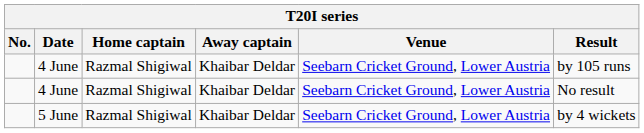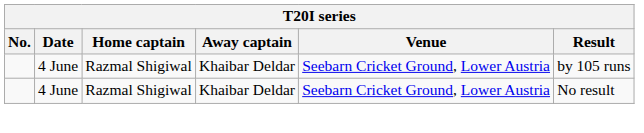- row: (19, 115)
